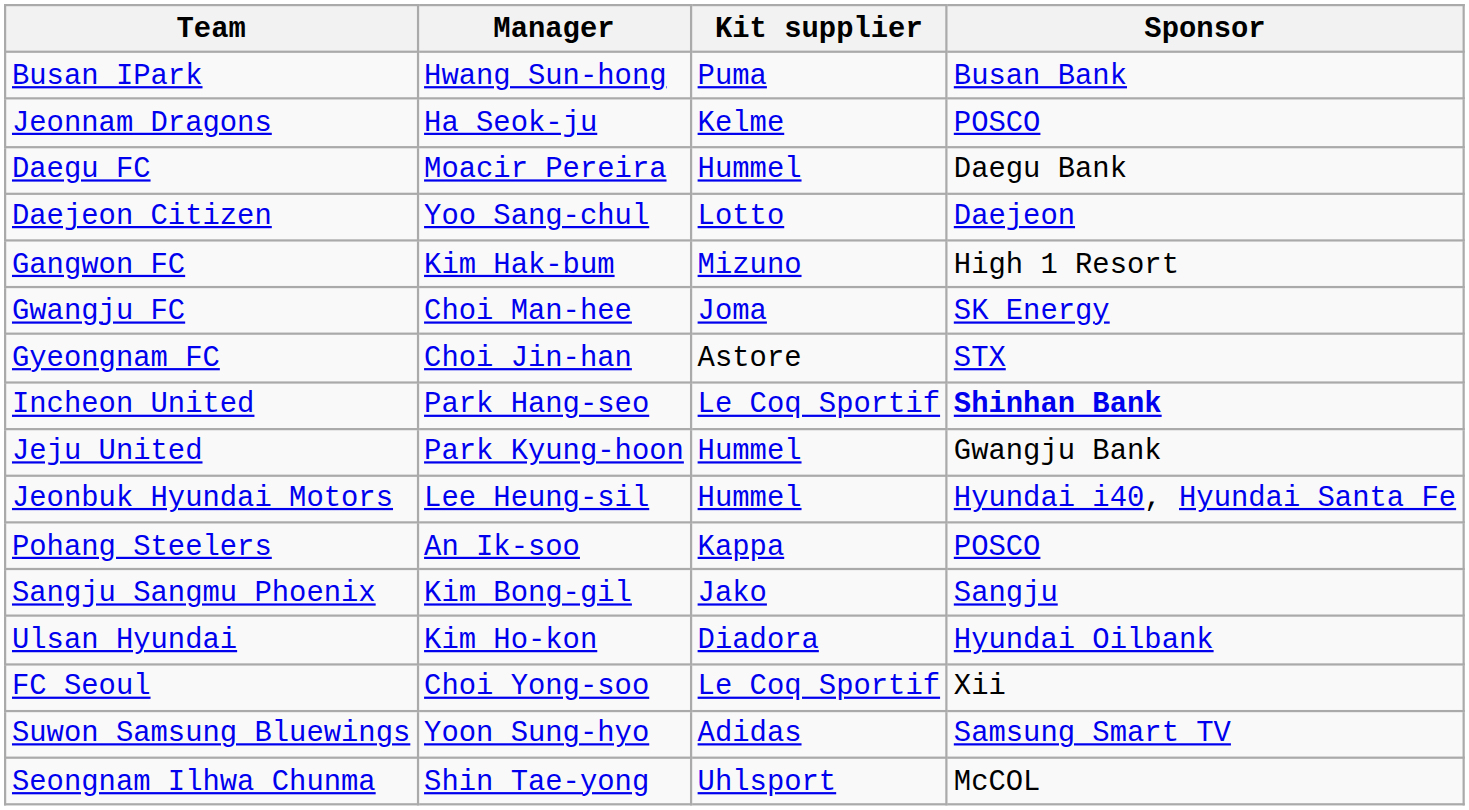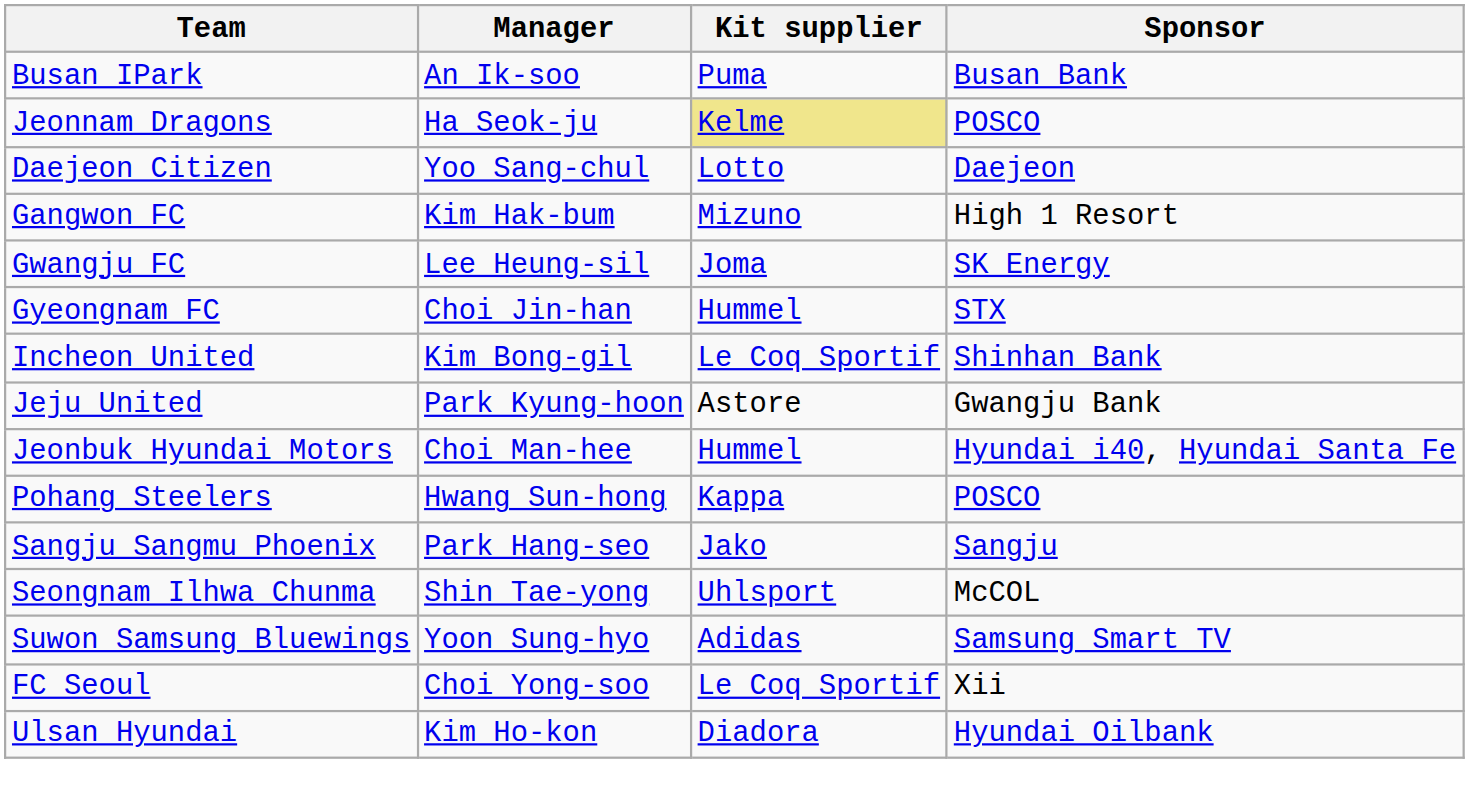(545, 76) Hwang Sun-hong -> (502, 76) An Ik-soo
(741, 123) no background -> (741, 123) khaki background
- row: (81, 170)
(528, 311) Choi Man-hee -> (537, 264) Lee Heung-sil
(750, 358) Astore -> (750, 311) Hummel
(537, 405) Park Hang-seo -> (528, 358) Kim Bong-gil
(1058, 405) bold -> (1058, 358) normal
(750, 452) Hummel -> (750, 405) Astore
(537, 499) Lee Heung-sil -> (528, 452) Choi Man-hee
(502, 546) An Ik-soo -> (545, 499) Hwang Sun-hong
(528, 593) Kim Bong-gil -> (537, 546) Park Hang-seo
rows swapped: (194, 781) <-> (125, 640)
rows swapped: (81, 687) <-> (211, 734)
